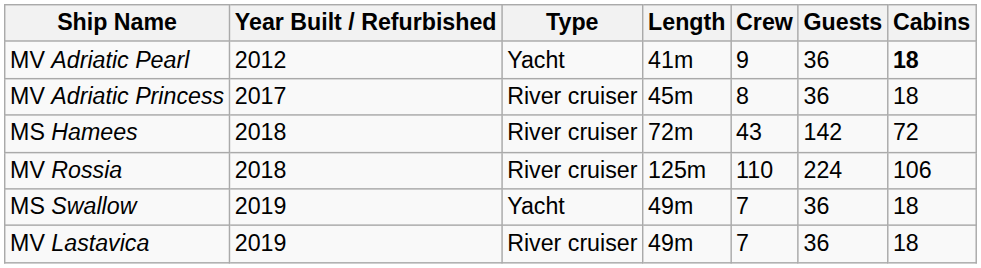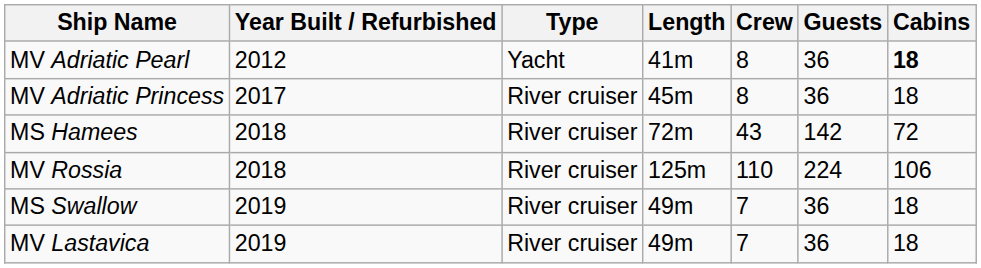(743, 59) 9 -> (743, 59) 8
(536, 206) Yacht -> (572, 206) River cruiser
